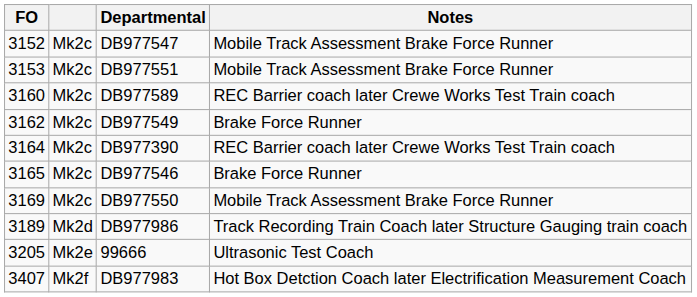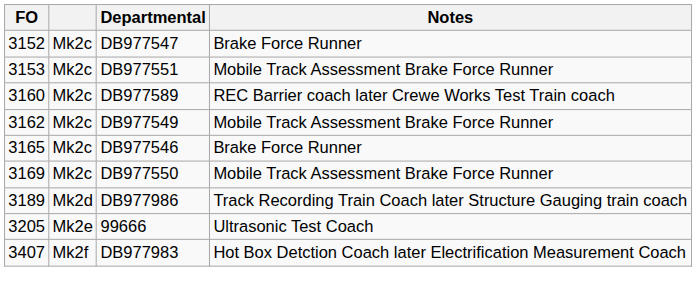(383, 43) Mobile Track Assessment Brake Force Runner -> (288, 43) Brake Force Runner
(288, 122) Brake Force Runner -> (383, 122) Mobile Track Assessment Brake Force Runner
- row: (139, 148)
